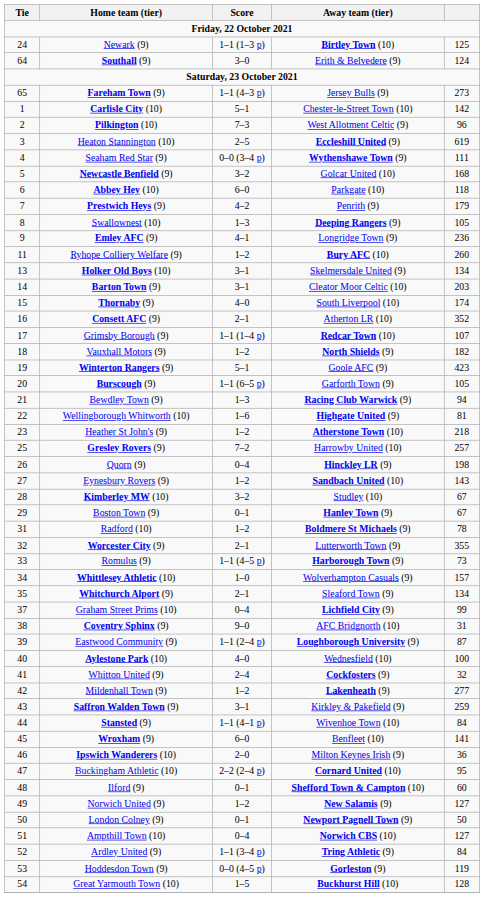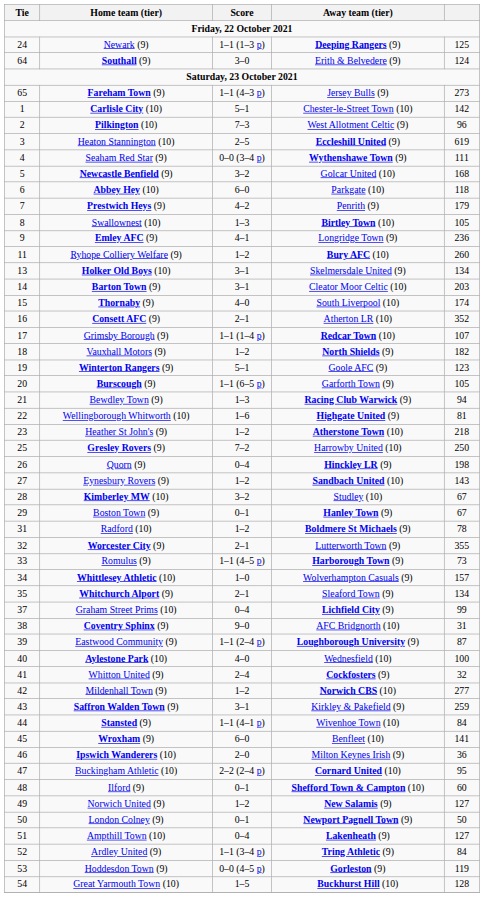(358, 45) Birtley Town (10) -> (358, 45) Deeping Rangers (9)
(358, 222) Deeping Rangers (9) -> (358, 222) Birtley Town (10)
(462, 368) 423 -> (462, 368) 123
(462, 449) 257 -> (462, 449) 250
(358, 691) Lakenheath (9) -> (358, 691) Norwich CBS (10)
(358, 836) Norwich CBS (10) -> (358, 836) Lakenheath (9)
